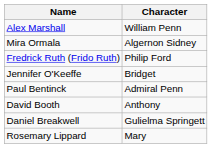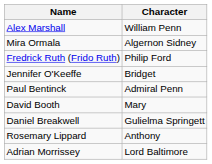(142, 105) Anthony -> (135, 105) Mary
(135, 136) Mary -> (142, 136) Anthony
+ row: (43, 151)
